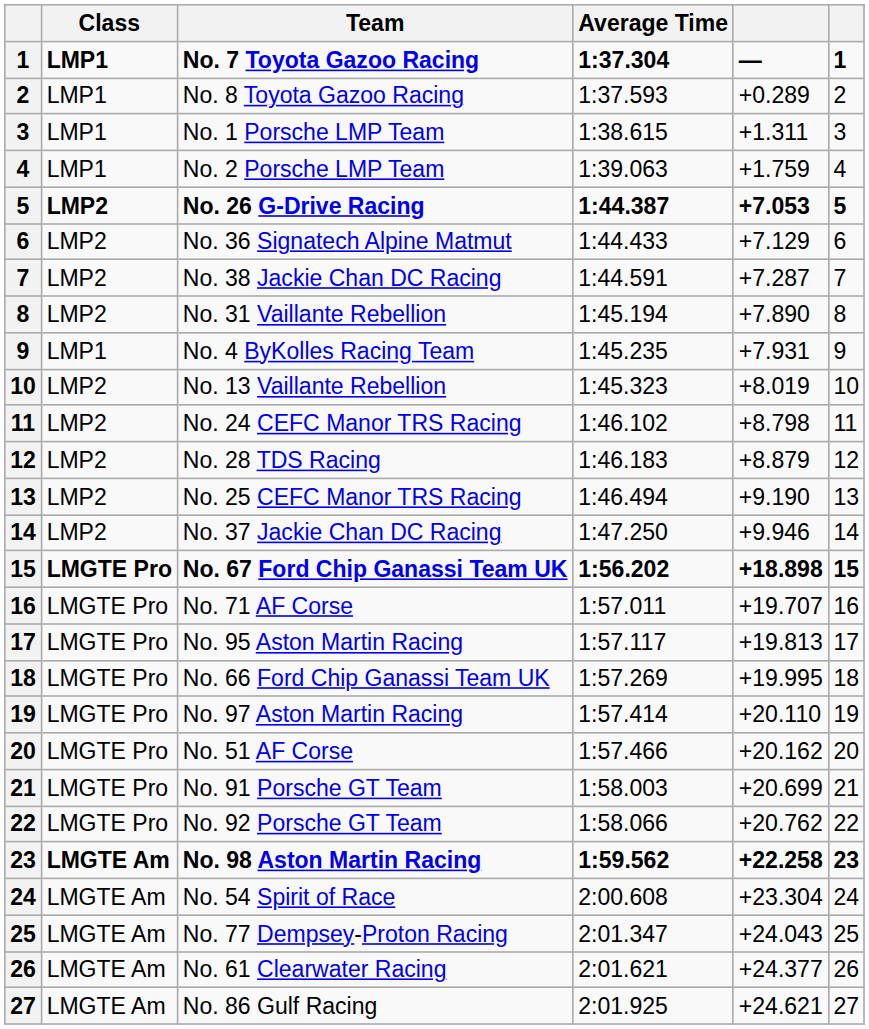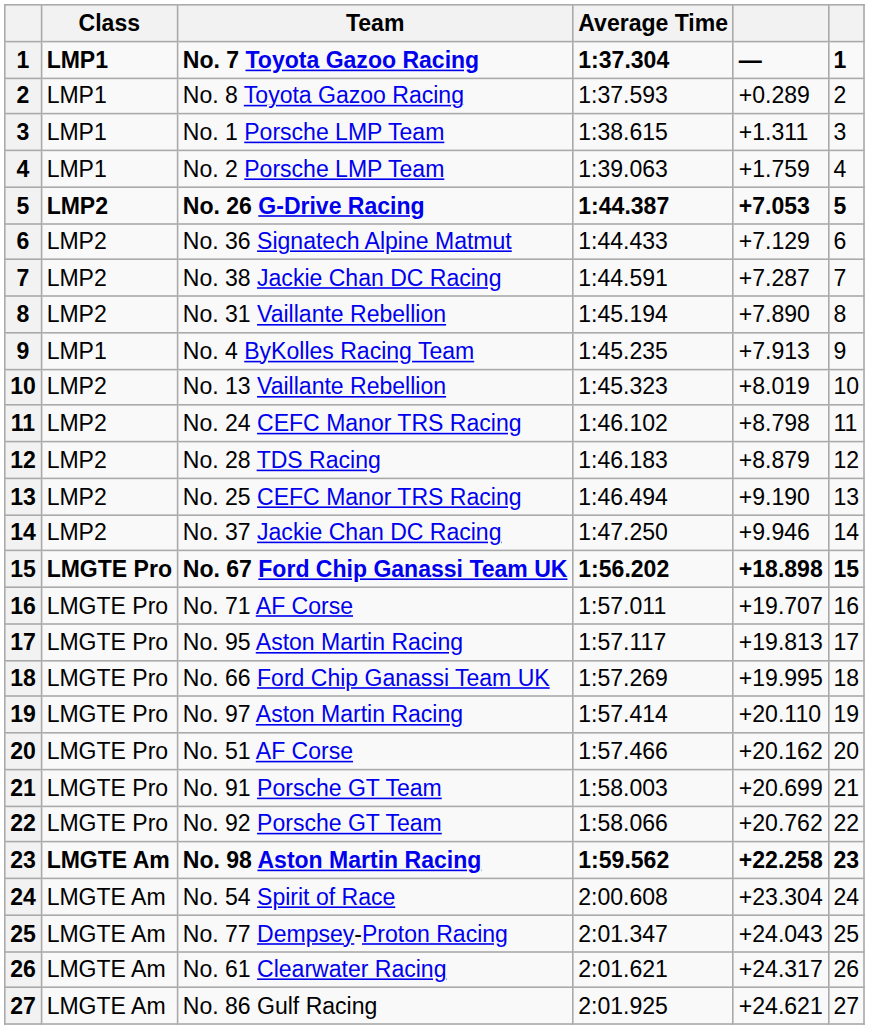(774, 351) +7.931 -> (774, 351) +7.913
(781, 970) +24.377 -> (781, 970) +24.317
